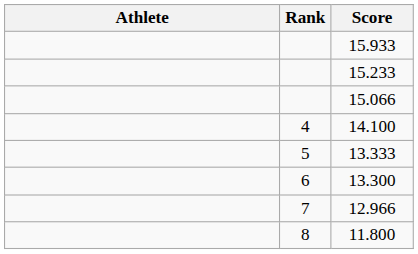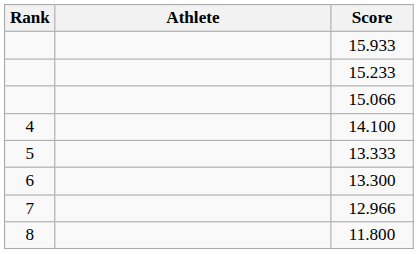columns swapped: (305, 18) <-> (142, 18)
